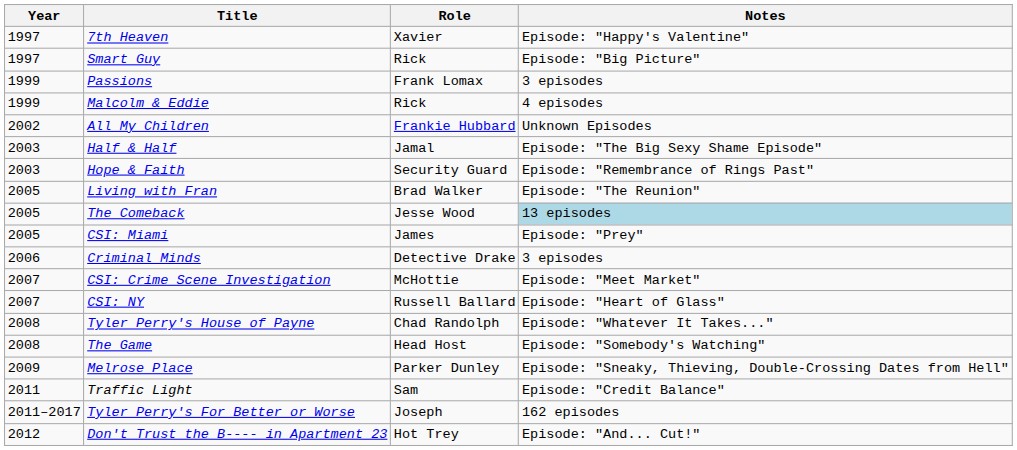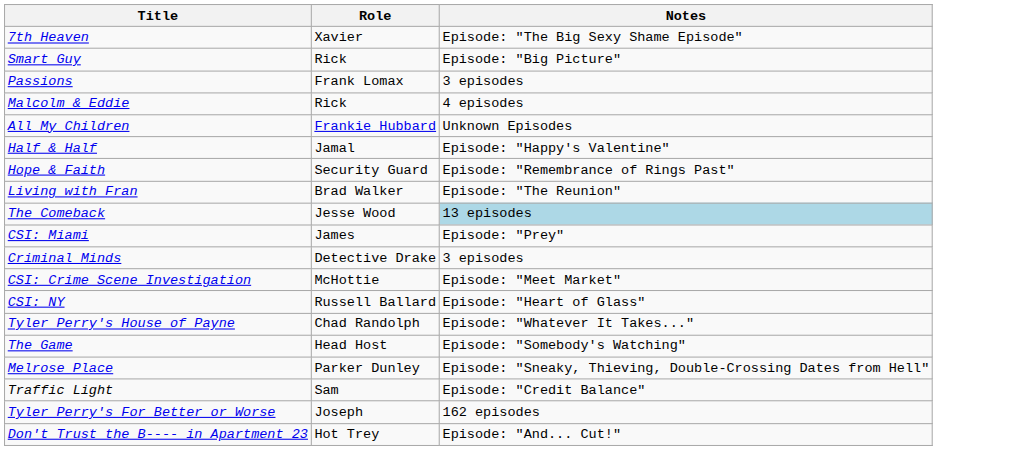- column: (44, 16)
(636, 38) Episode: "Happy's Valentine" -> (593, 38) Episode: "The Big Sexy Shame Episode"
(672, 148) Episode: "The Big Sexy Shame Episode" -> (556, 148) Episode: "Happy's Valentine"
